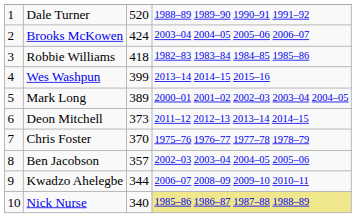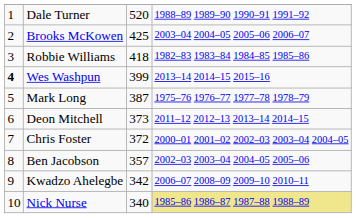(139, 35) 424 -> (139, 35) 425
(11, 77) normal -> (11, 77) bold
(139, 98) 389 -> (139, 98) 387
(252, 98) 2000–01 2001–02 2002–03 2003–04 2004–05 -> (232, 98) 1975–76 1976–77 1977–78 1978–79
(139, 139) 370 -> (139, 139) 372
(232, 139) 1975–76 1976–77 1977–78 1978–79 -> (252, 139) 2000–01 2001–02 2002–03 2003–04 2004–05
(139, 181) 344 -> (139, 181) 342
